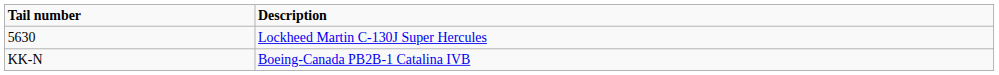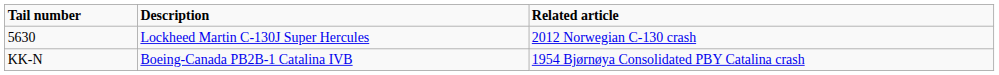+ column: (575, 15)
